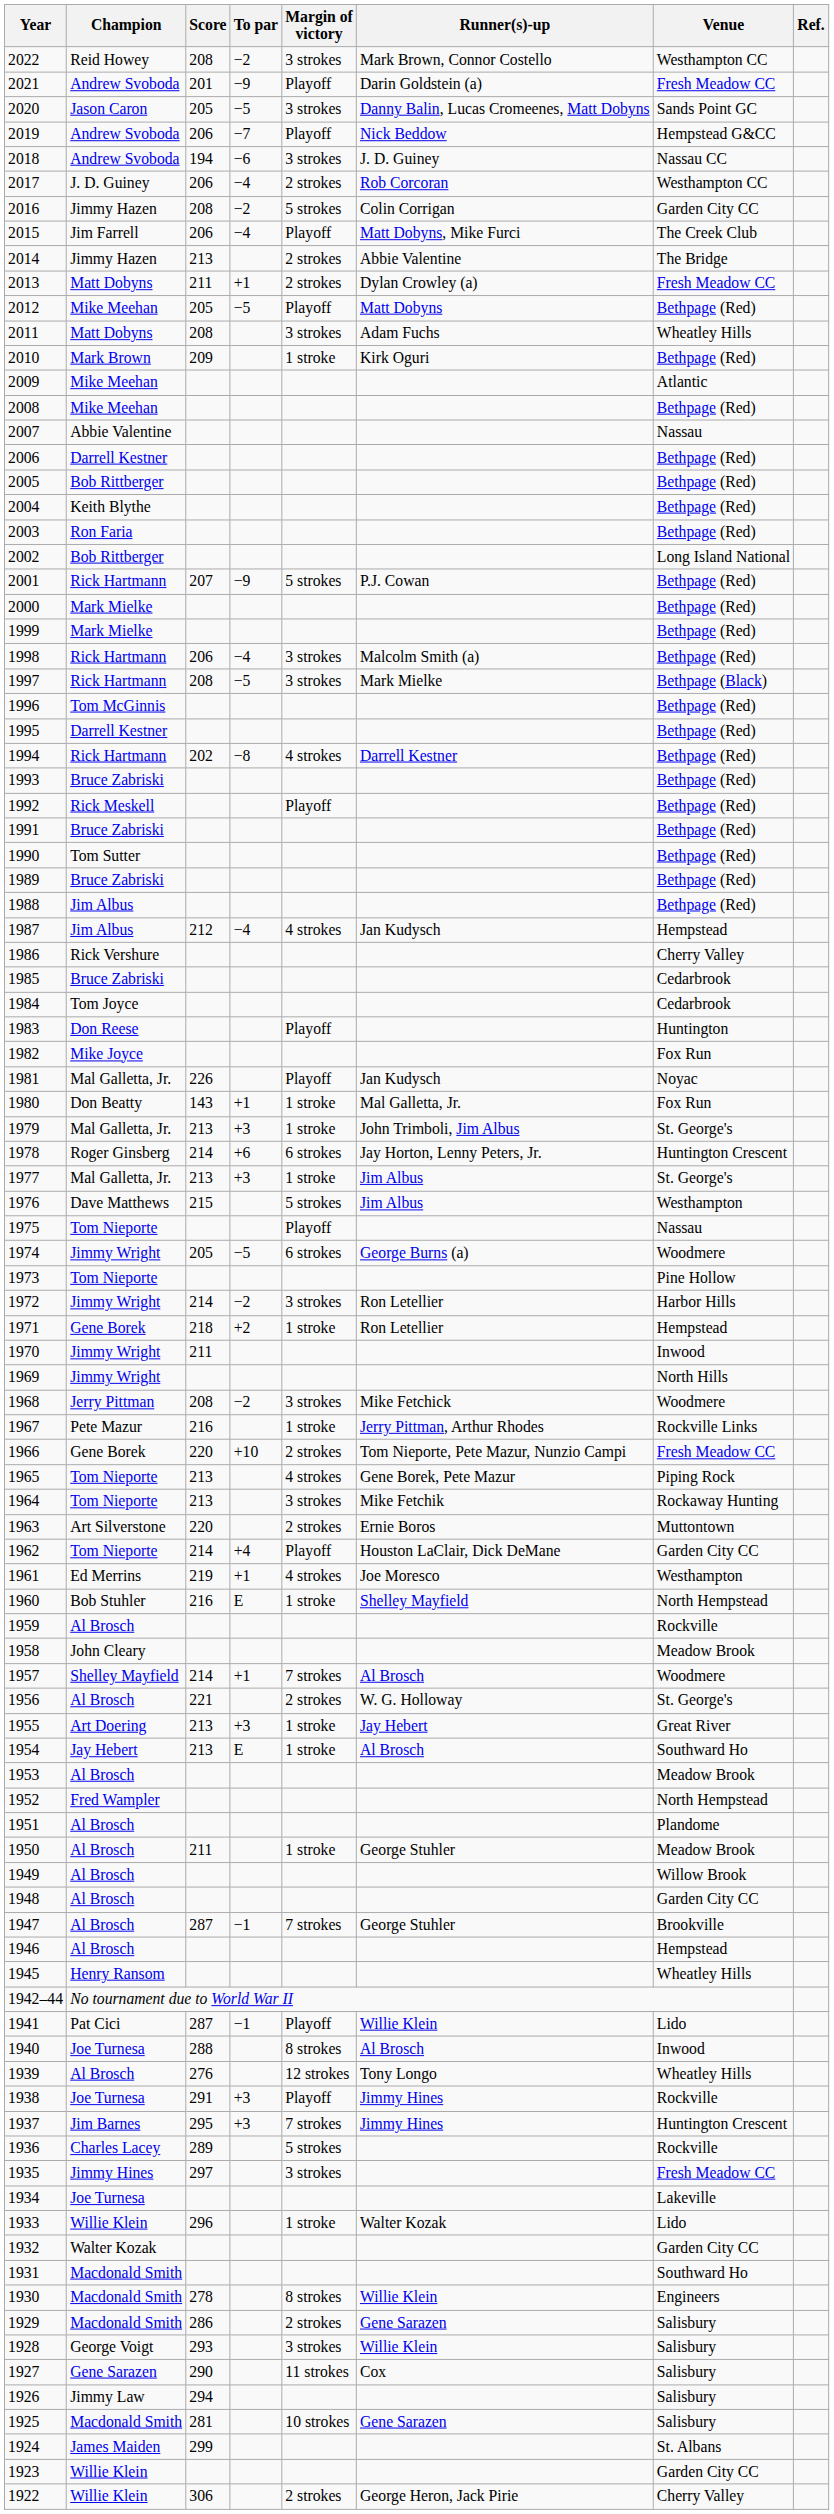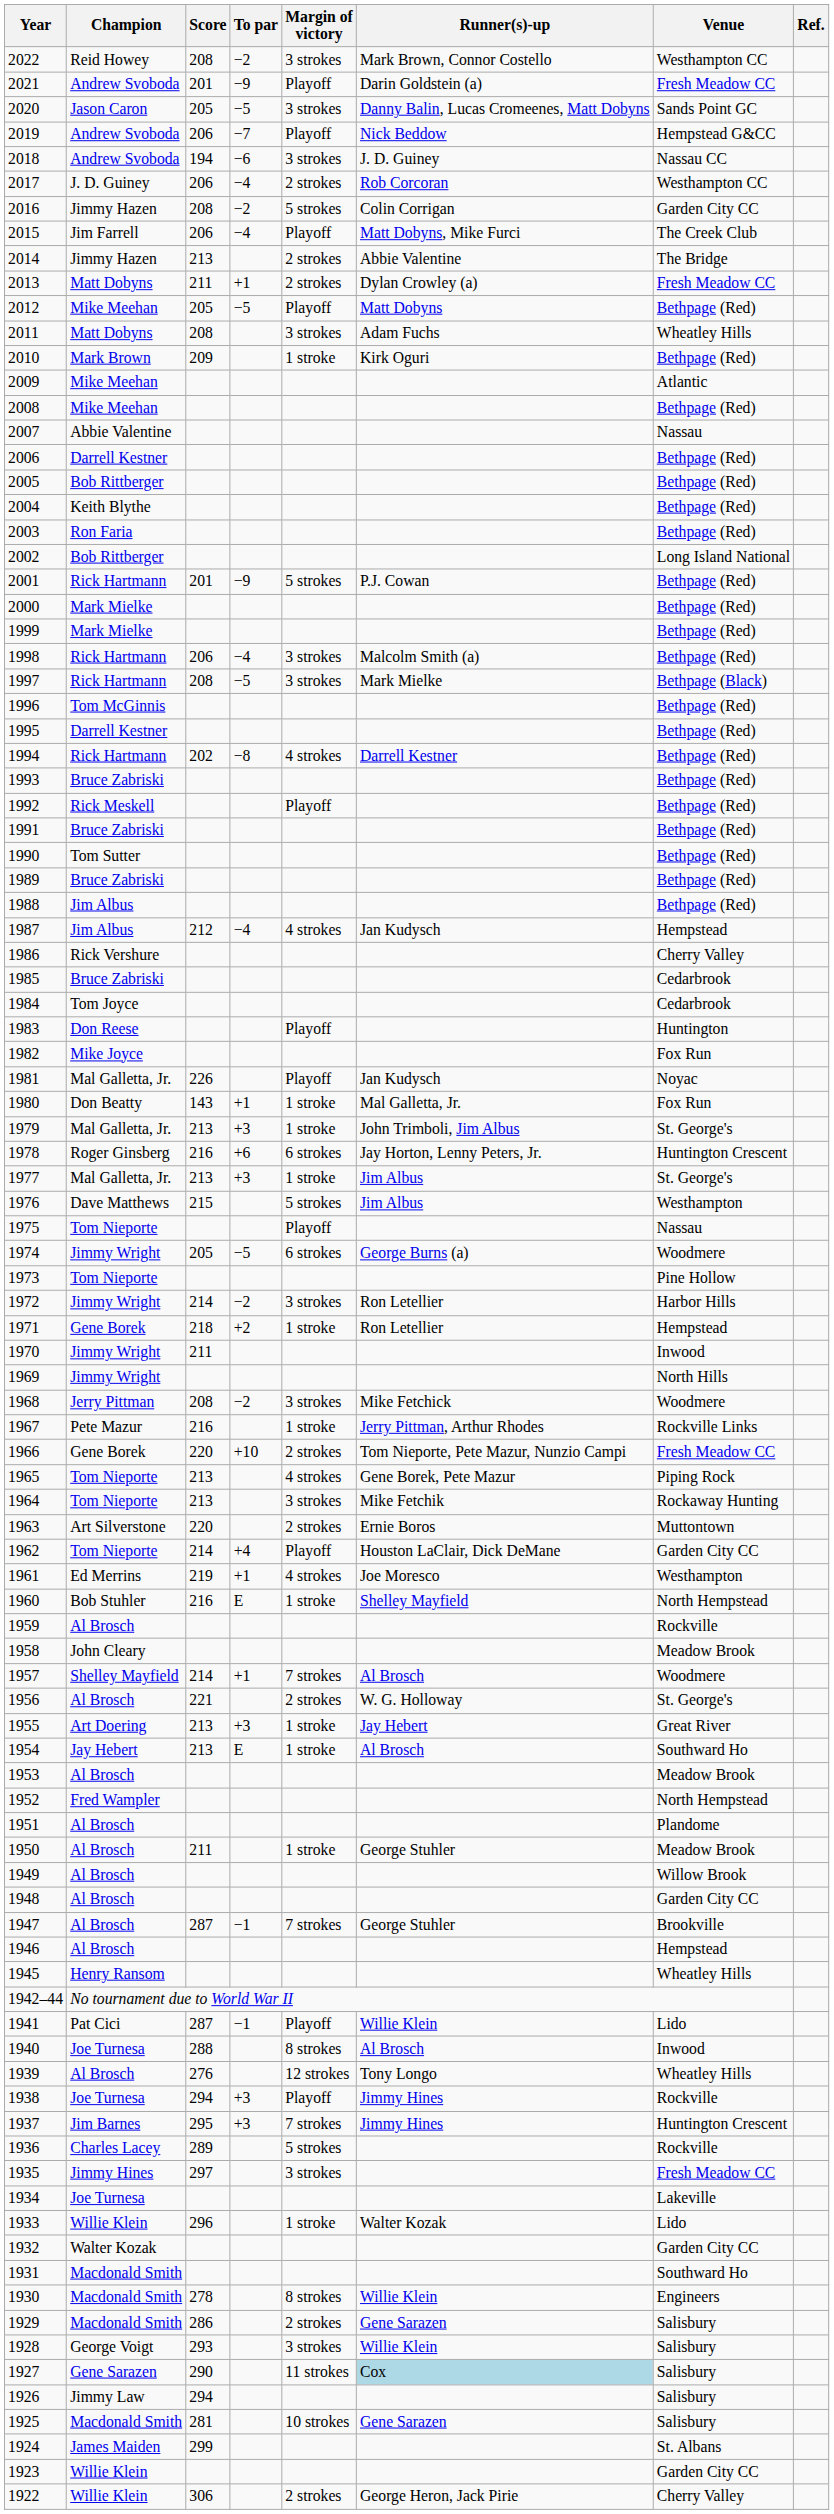(201, 581) 207 -> (201, 581) 201
(201, 1153) 214 -> (201, 1153) 216
(201, 2098) 291 -> (201, 2098) 294
(373, 2372) no background -> (373, 2372) lightblue background
